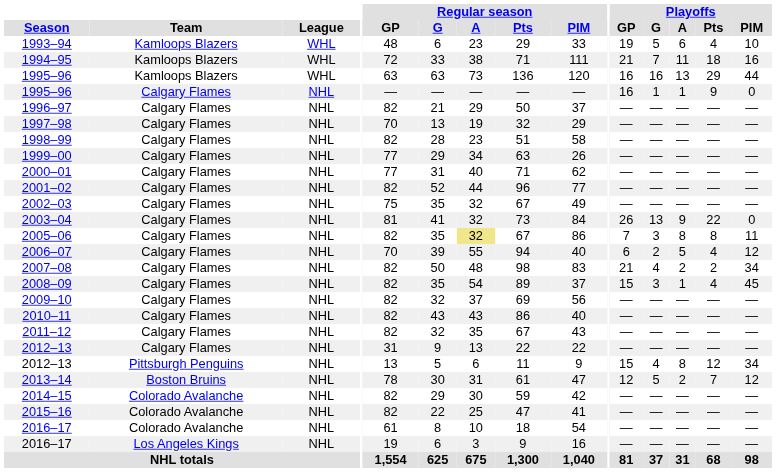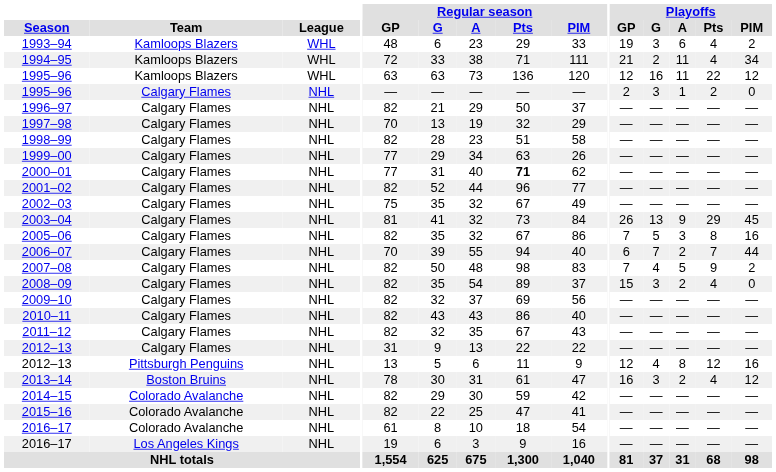(656, 44) 5 -> (656, 44) 3
(752, 44) 10 -> (752, 44) 2
(656, 60) 7 -> (656, 60) 2
(713, 60) 18 -> (713, 60) 4
(752, 60) 16 -> (752, 60) 34
(626, 76) 16 -> (626, 76) 12
(682, 76) 13 -> (682, 76) 11
(713, 76) 29 -> (713, 76) 22
(752, 76) 44 -> (752, 76) 12
(626, 92) 16 -> (626, 92) 2
(656, 92) 1 -> (656, 92) 3
(713, 92) 9 -> (713, 92) 2
(523, 172) normal -> (523, 172) bold
(713, 220) 22 -> (713, 220) 29
(752, 220) 0 -> (752, 220) 45
(476, 236) khaki background -> (476, 236) no background
(656, 236) 3 -> (656, 236) 5
(682, 236) 8 -> (682, 236) 3
(752, 236) 11 -> (752, 236) 16
(656, 252) 2 -> (656, 252) 7
(682, 252) 5 -> (682, 252) 2
(713, 252) 4 -> (713, 252) 7
(752, 252) 12 -> (752, 252) 44
(626, 268) 21 -> (626, 268) 7
(682, 268) 2 -> (682, 268) 5
(713, 268) 2 -> (713, 268) 9
(752, 268) 34 -> (752, 268) 2
(682, 284) 1 -> (682, 284) 2
(752, 284) 45 -> (752, 284) 0
(626, 364) 15 -> (626, 364) 12
(752, 364) 34 -> (752, 364) 16
(626, 380) 12 -> (626, 380) 16
(656, 380) 5 -> (656, 380) 3
(713, 380) 7 -> (713, 380) 4
